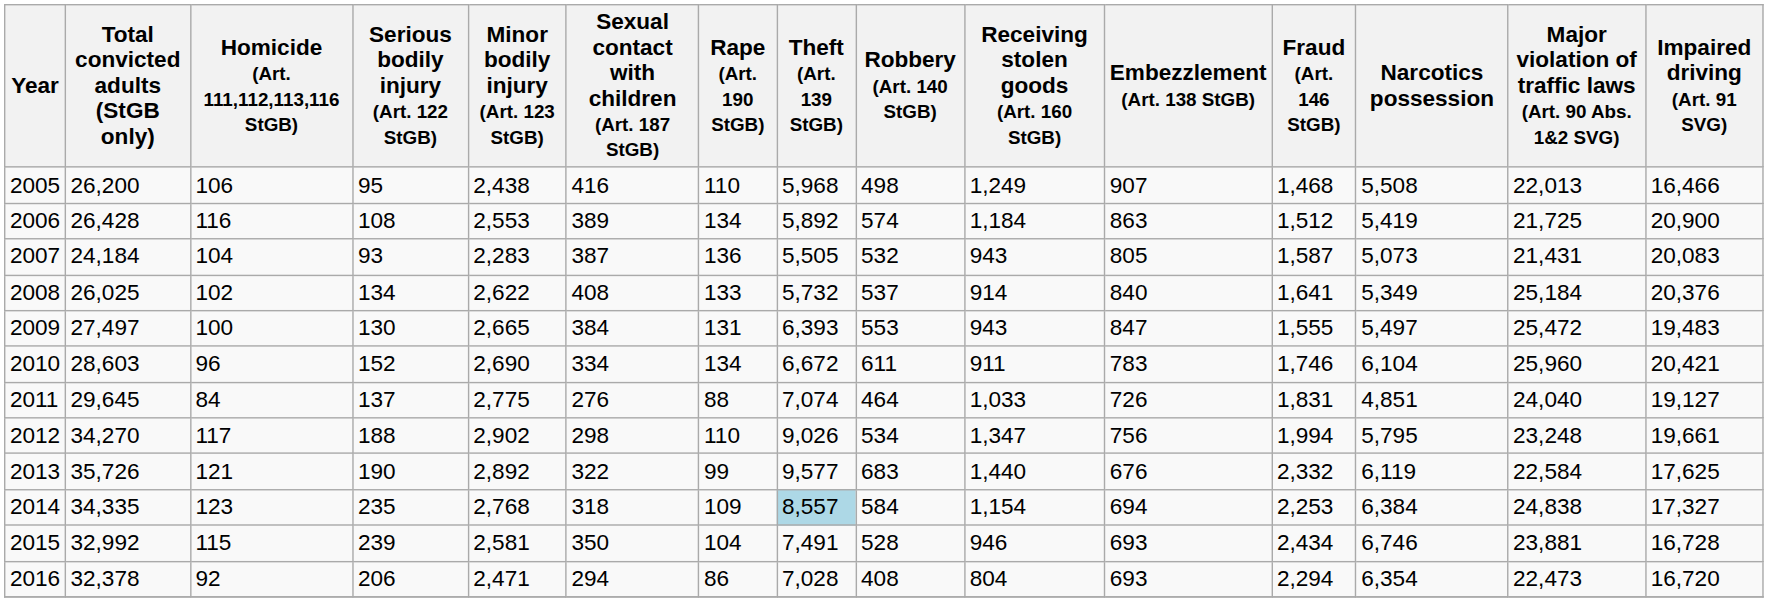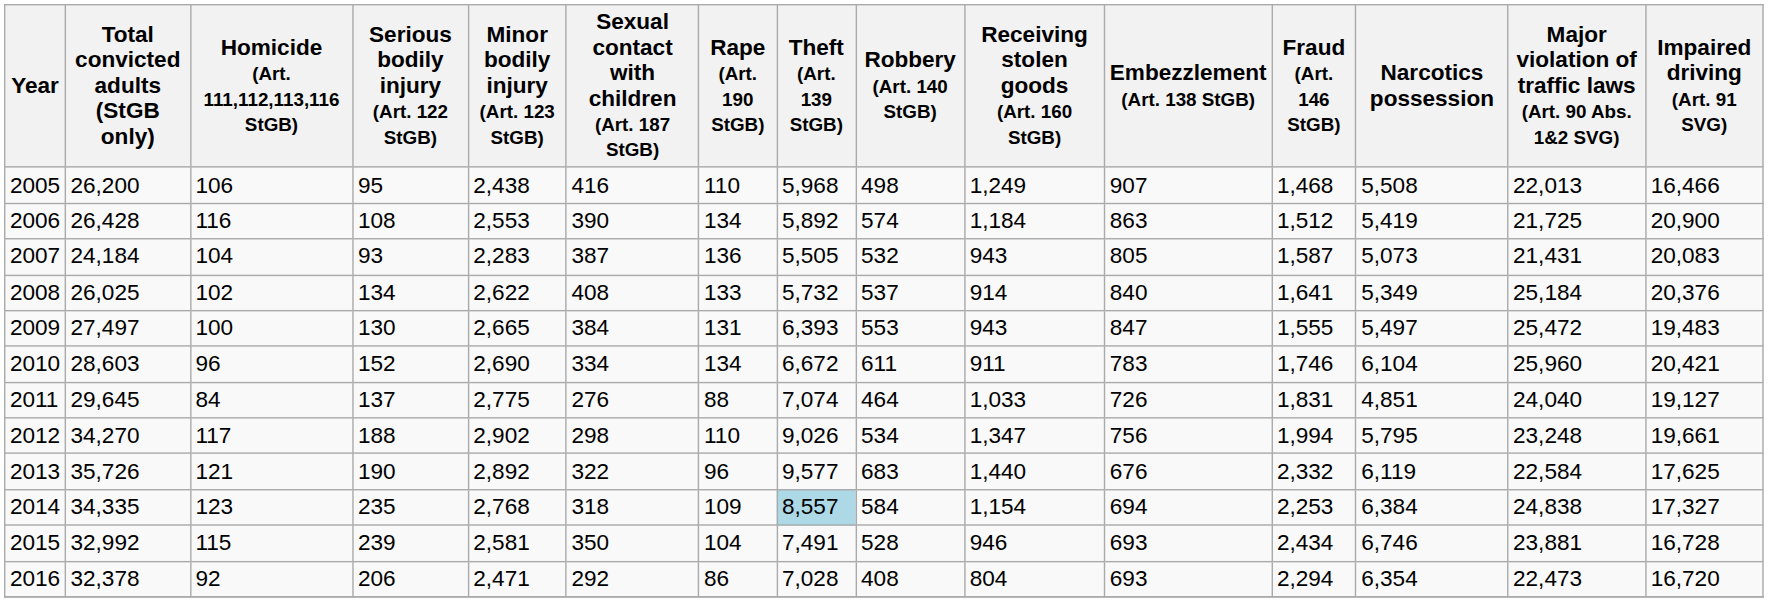(590, 220) 389 -> (590, 220) 390
(717, 471) 99 -> (717, 471) 96
(590, 578) 294 -> (590, 578) 292
